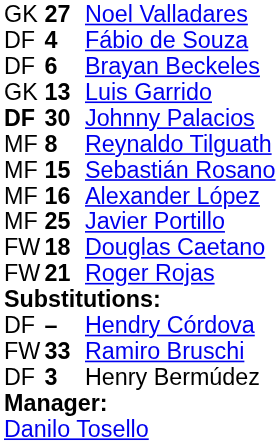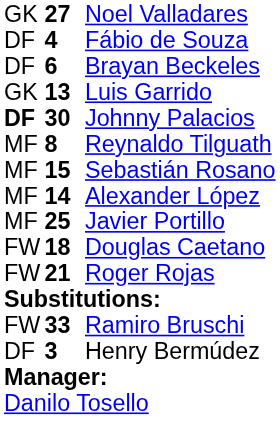(57, 195) 16 -> (57, 195) 14
- row: (170, 325)
